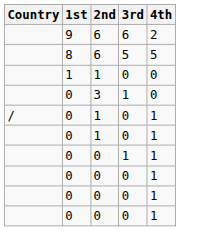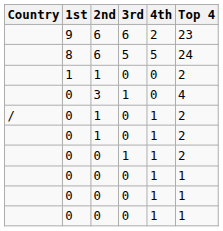+ column: (197, 15)
